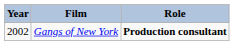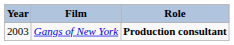(18, 31) 2002 -> (18, 31) 2003
